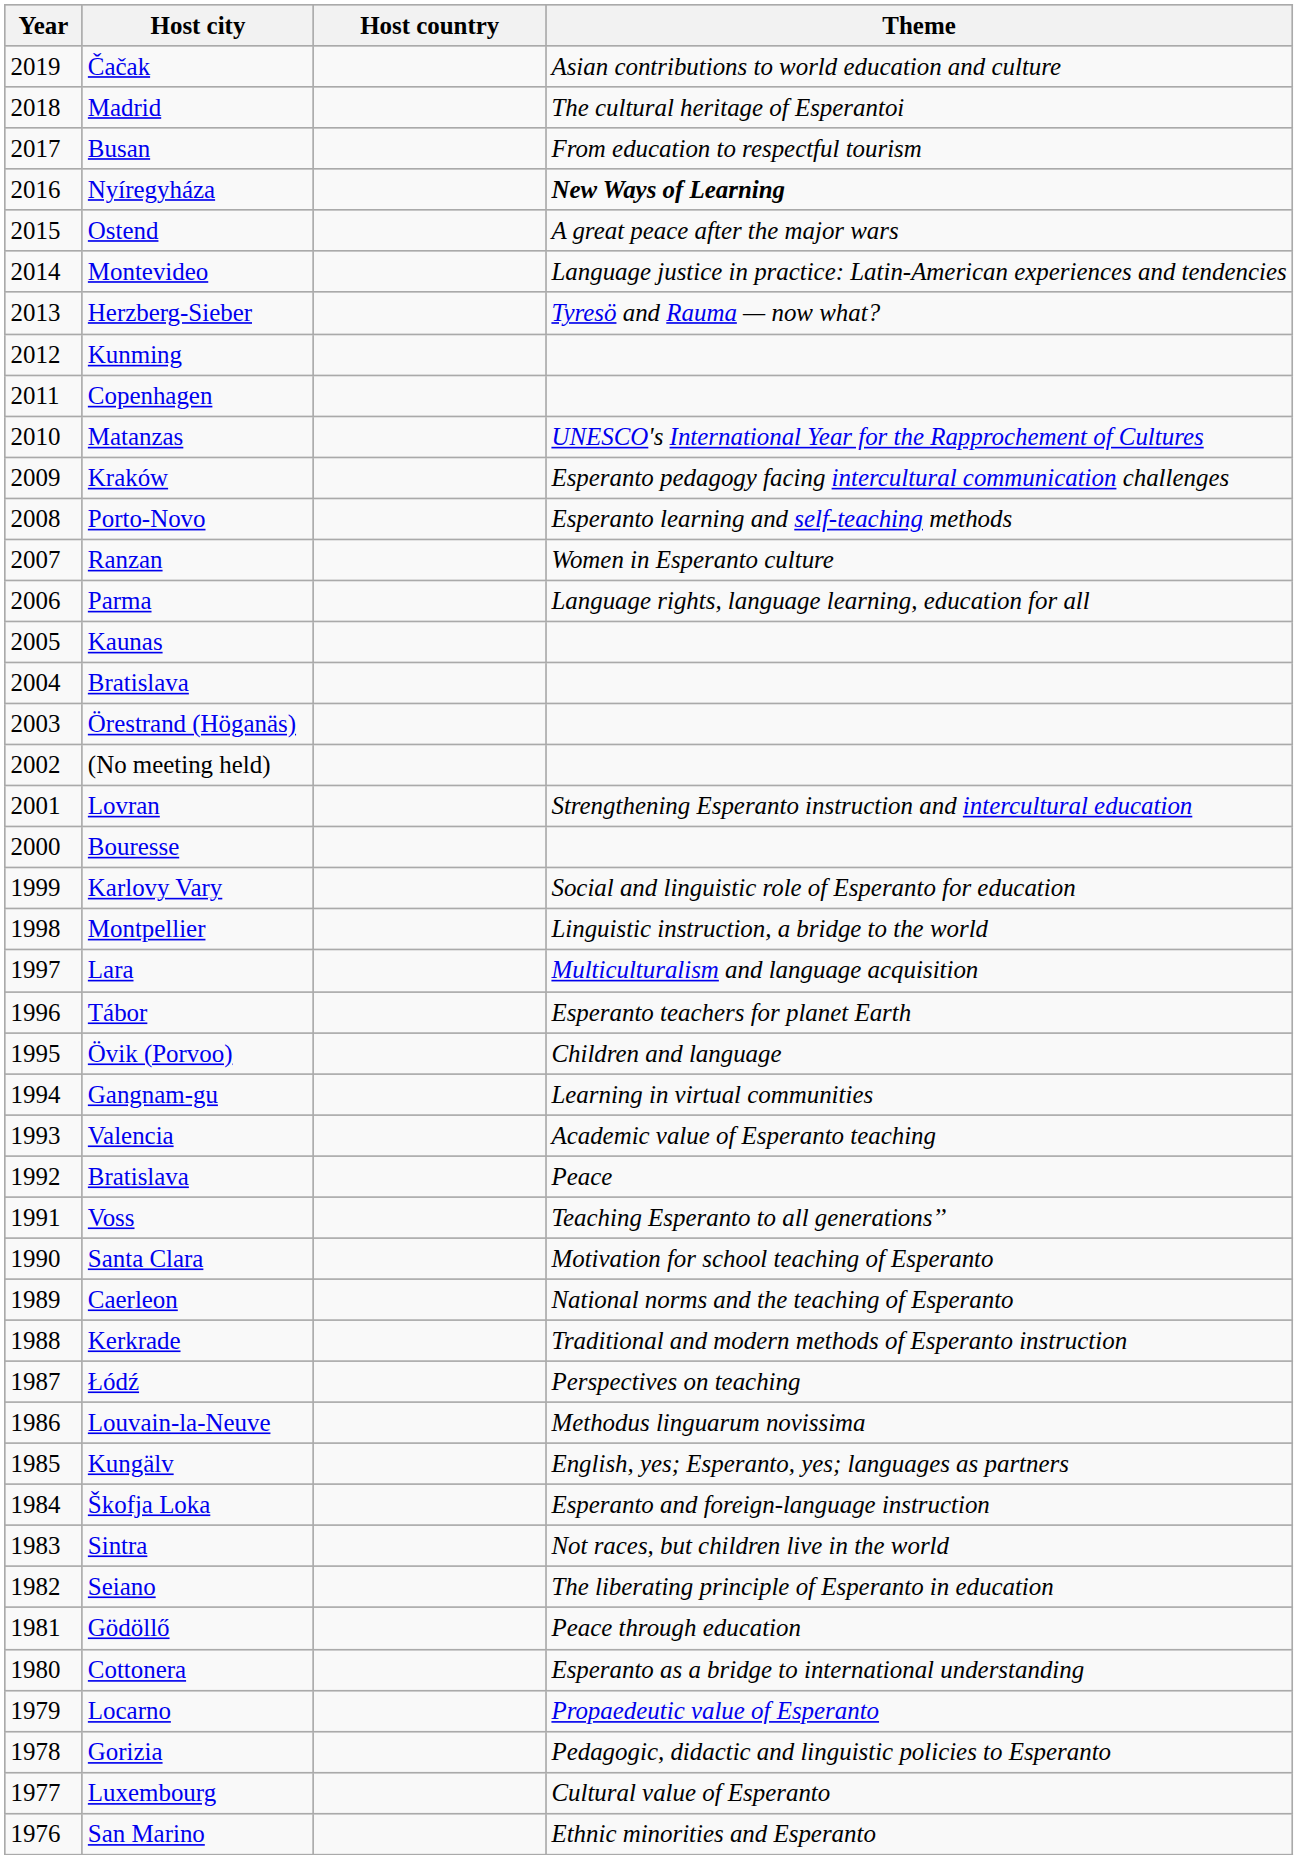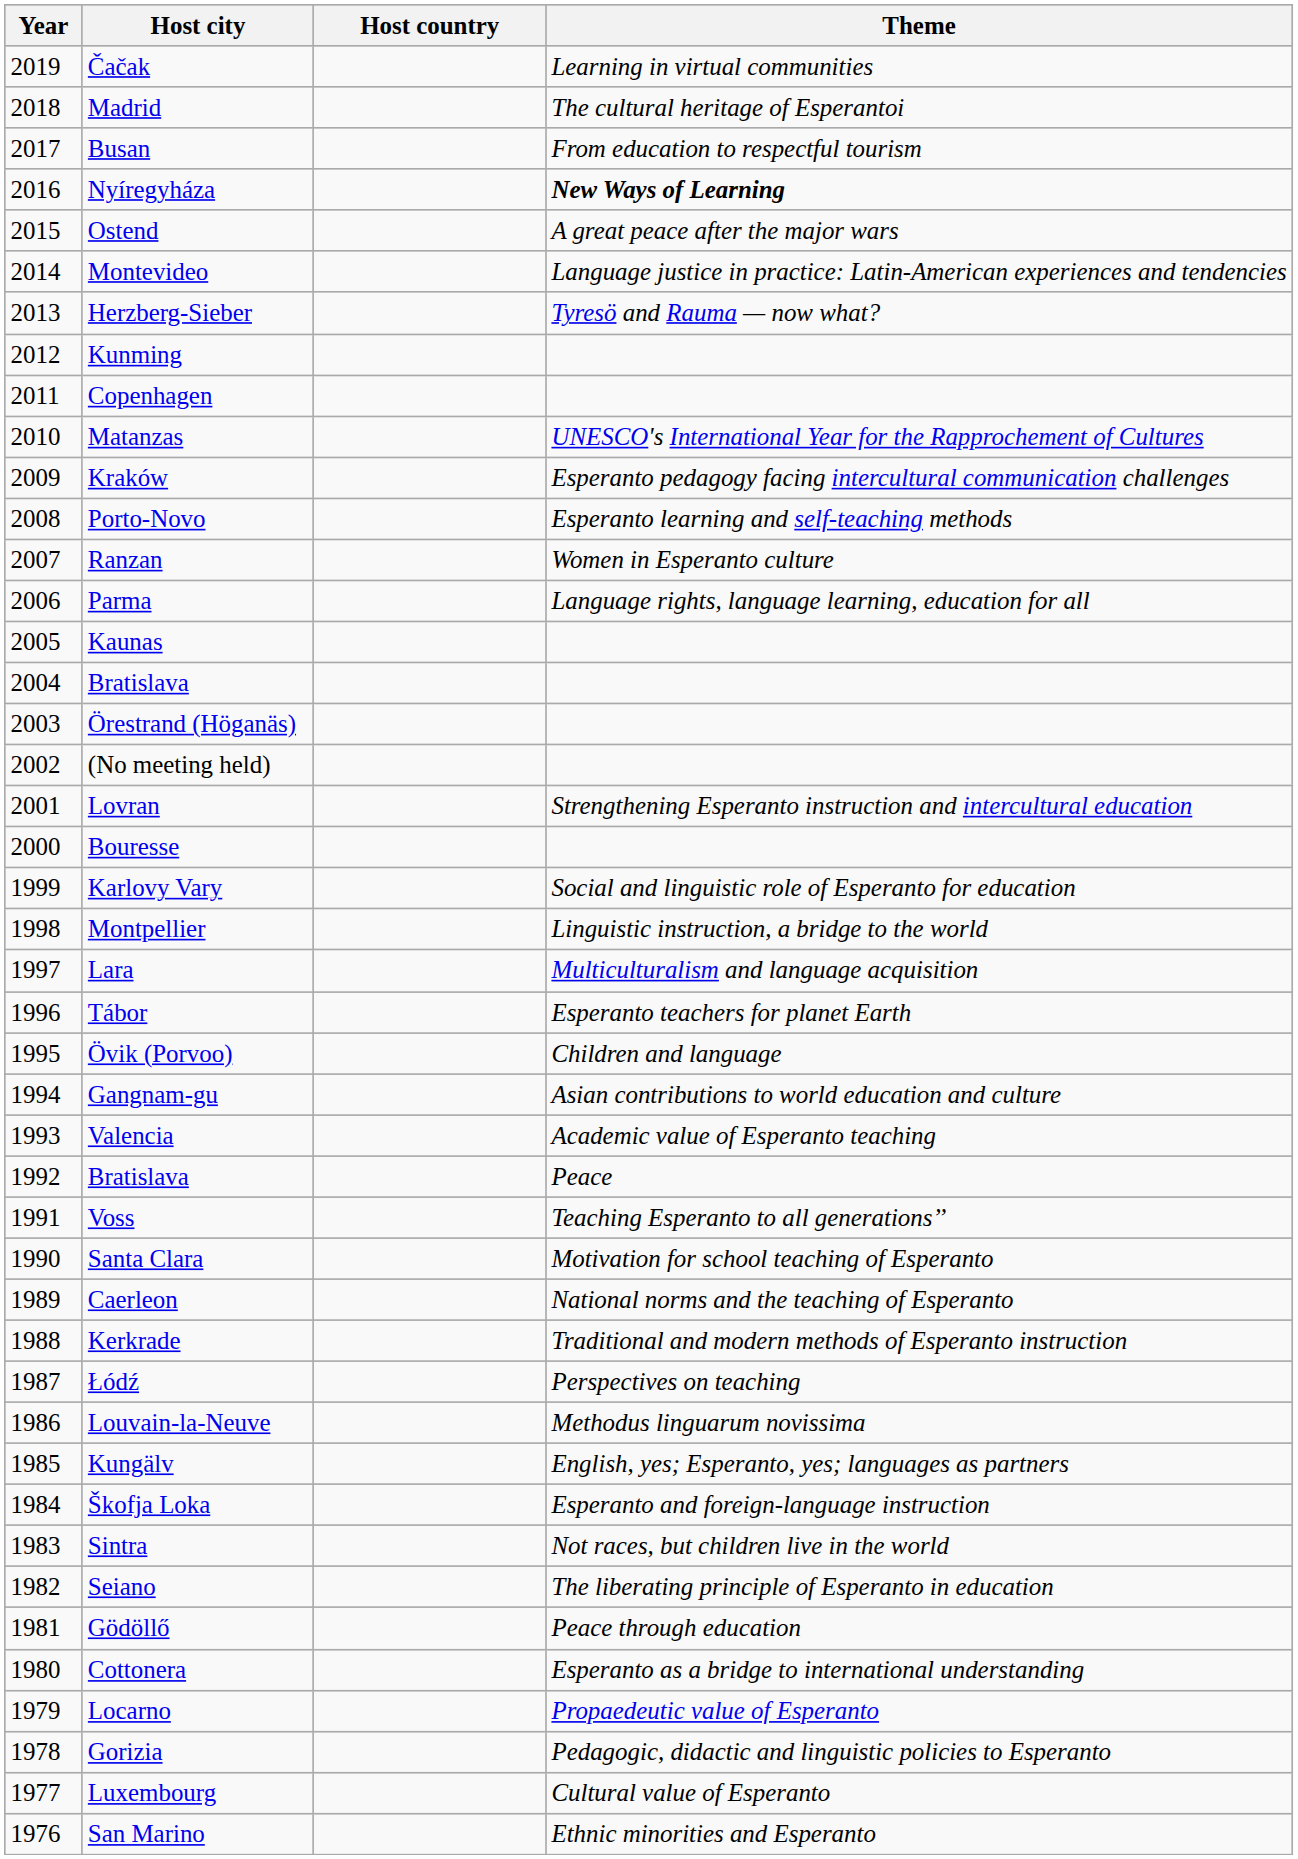(806, 66) Asian contributions to world education and culture -> (712, 66) Learning in virtual communities
(712, 1093) Learning in virtual communities -> (806, 1093) Asian contributions to world education and culture
